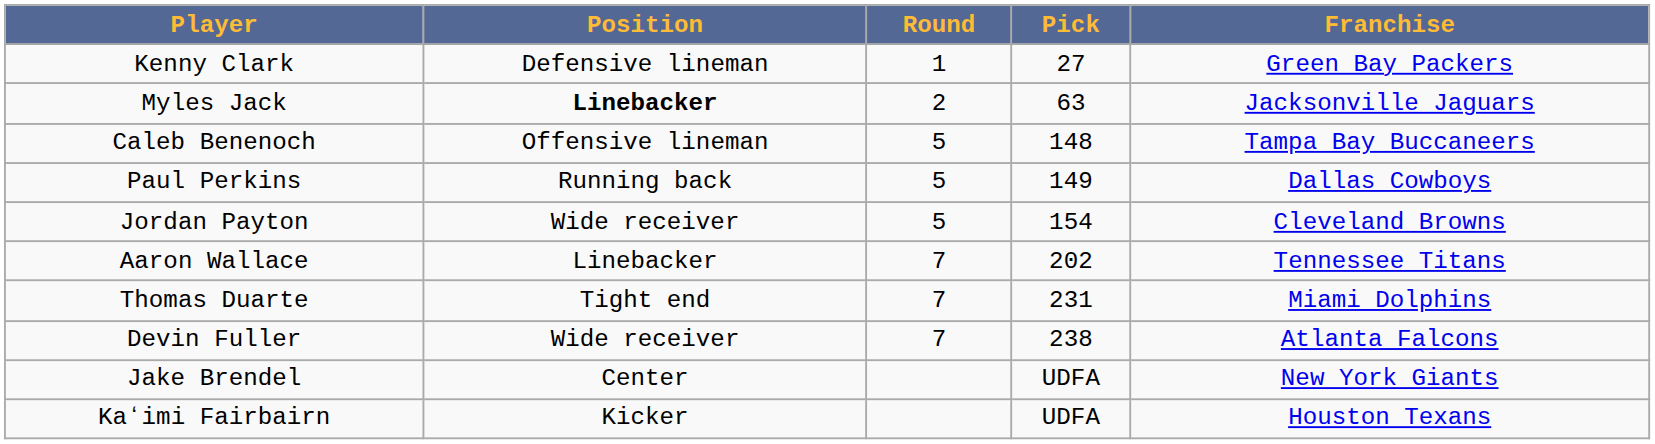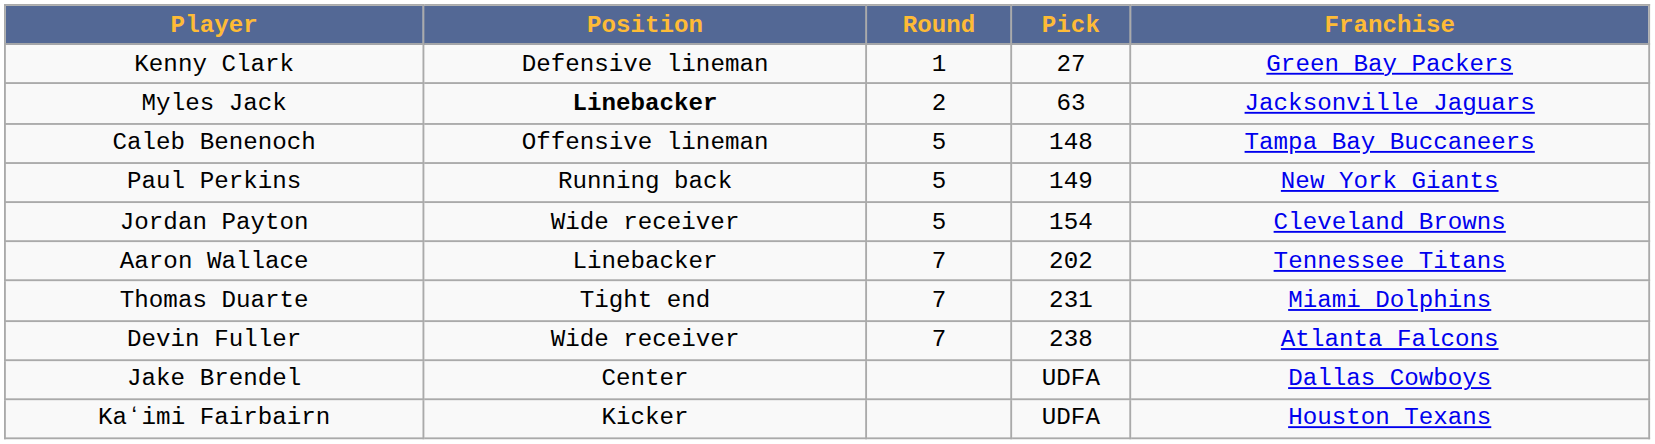(1390, 182) Dallas Cowboys -> (1390, 182) New York Giants
(1390, 379) New York Giants -> (1390, 379) Dallas Cowboys
